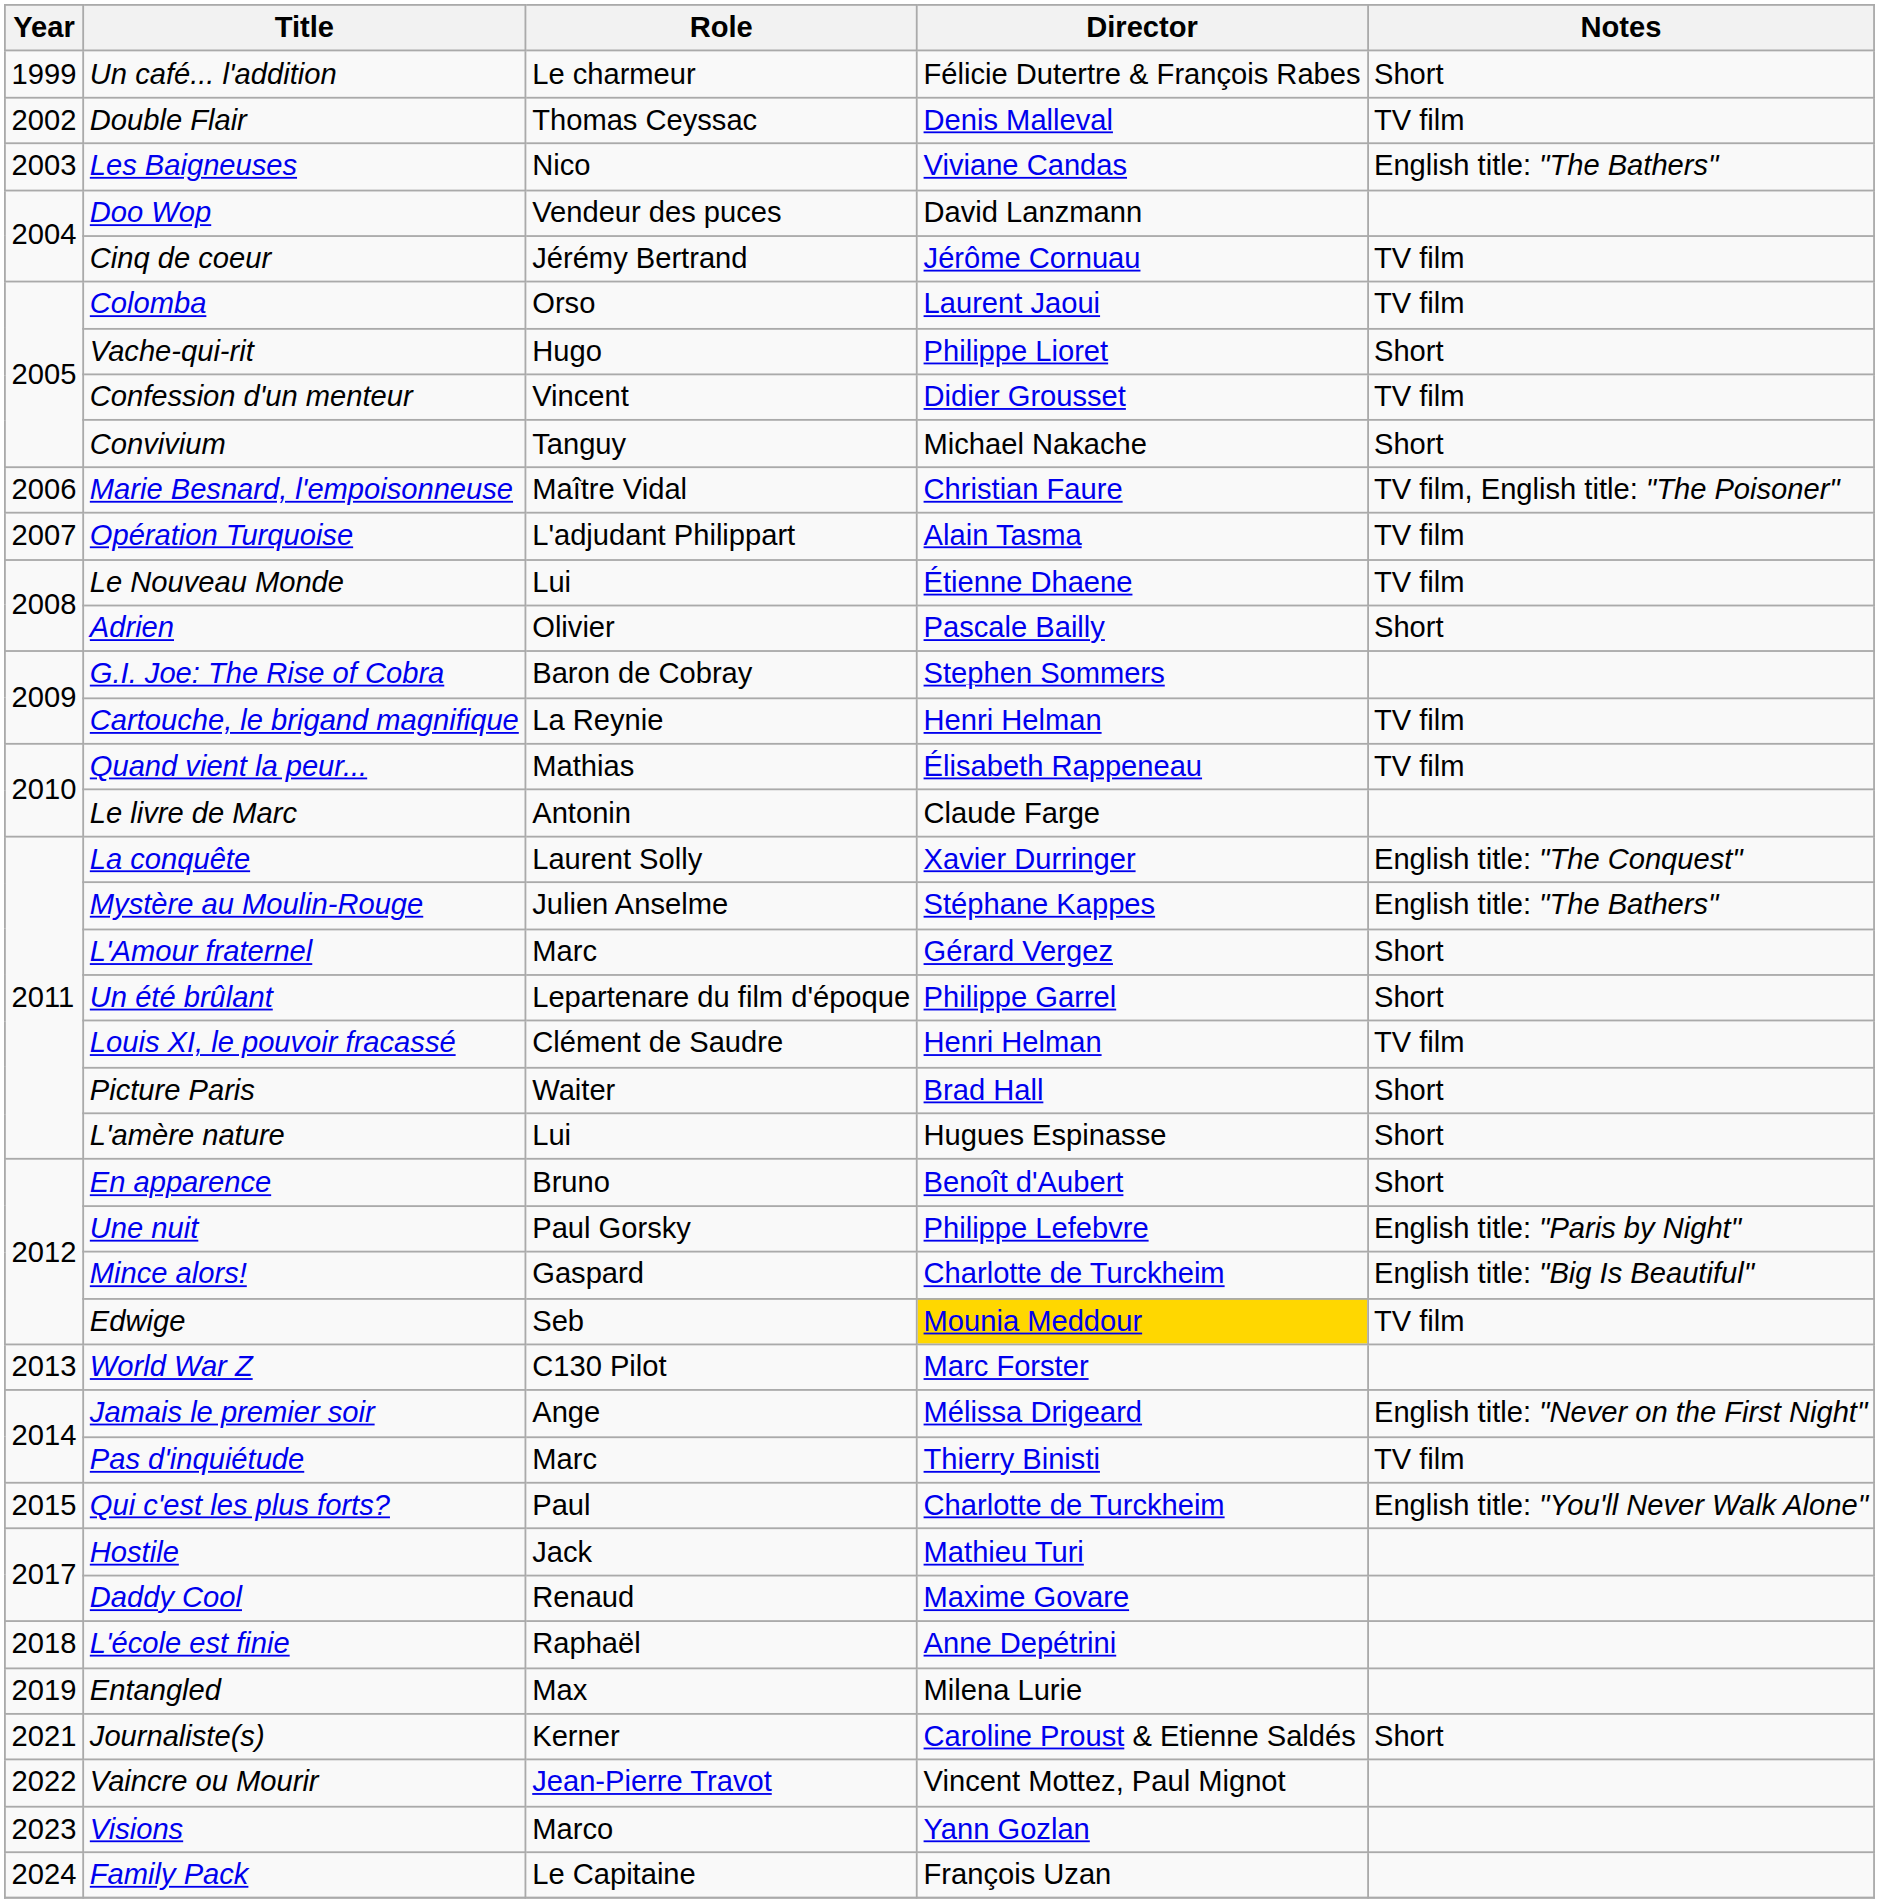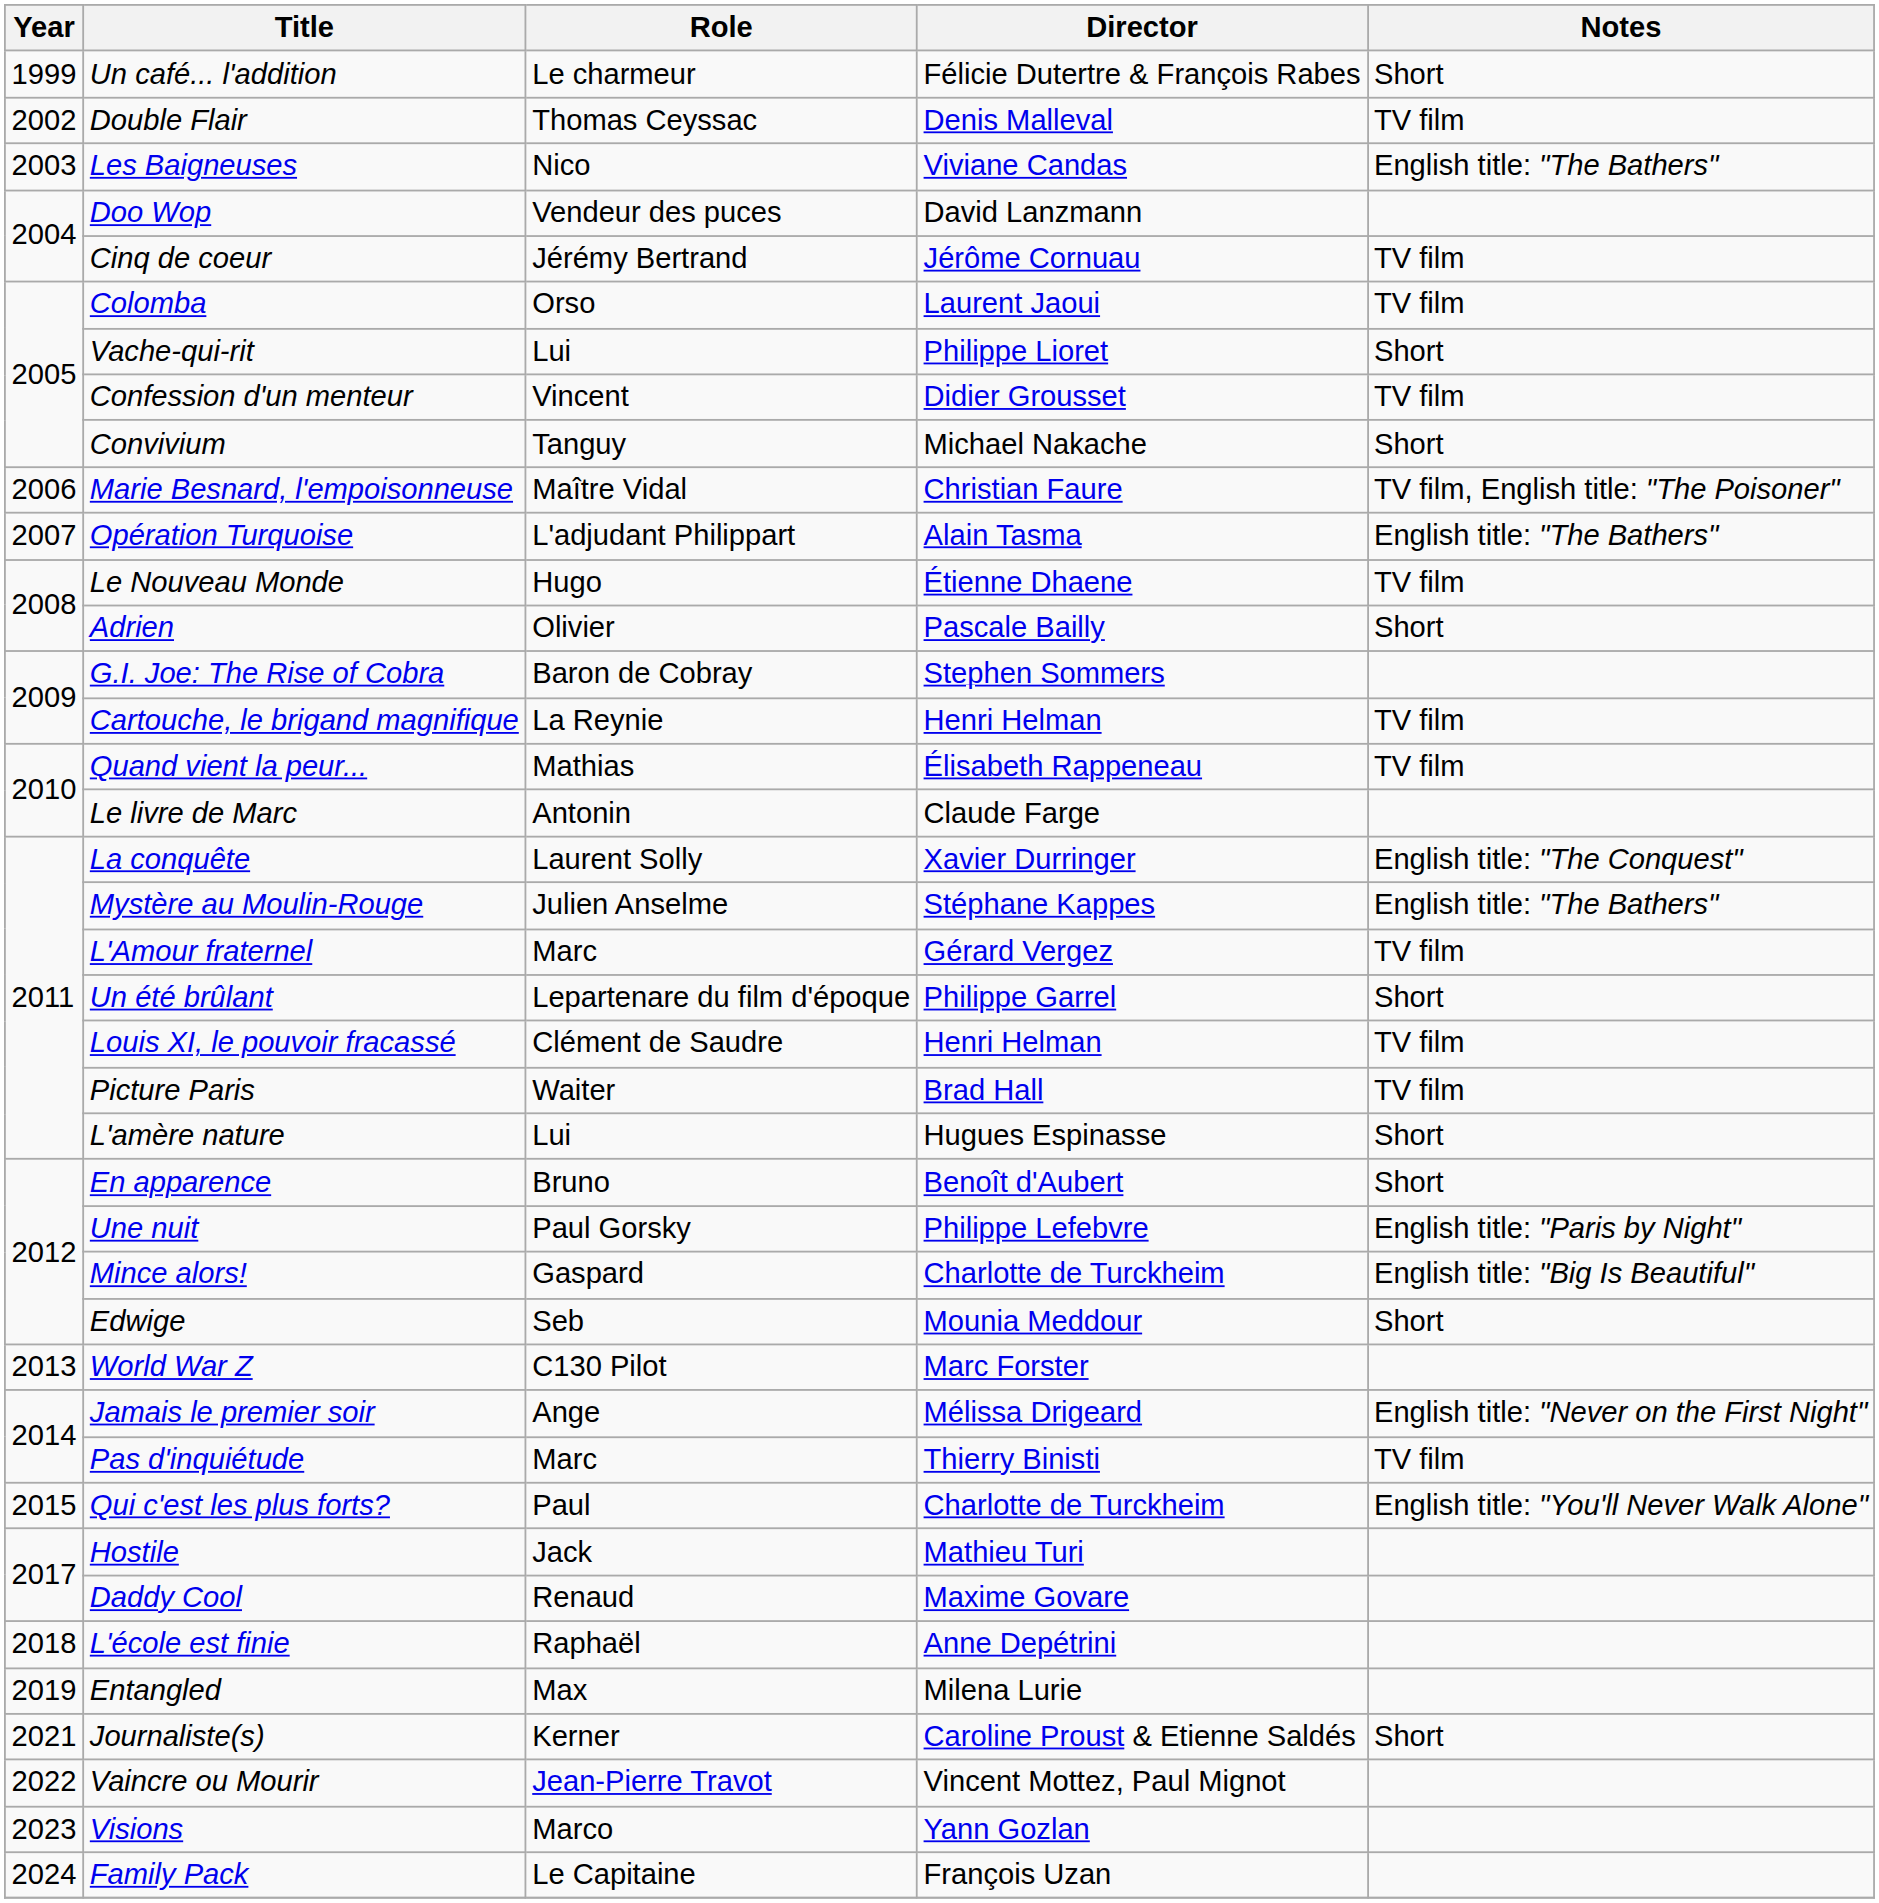(567, 350) Hugo -> (552, 350) Lui
(1419, 535) TV film -> (1546, 535) English title: "The Bathers"
(552, 581) Lui -> (567, 581) Hugo
(1409, 951) Short -> (1419, 951) TV film
(1409, 1089) Short -> (1419, 1089) TV film
(1033, 1320) gold background -> (1033, 1320) no background
(1419, 1320) TV film -> (1409, 1320) Short
